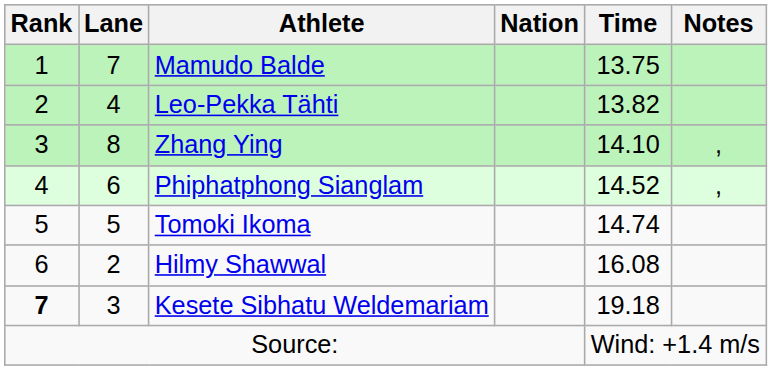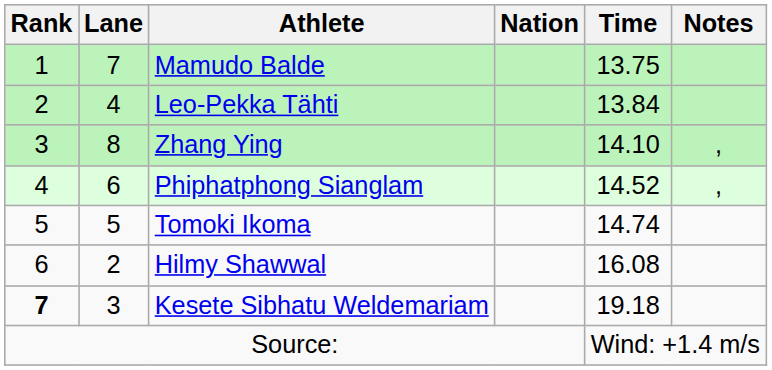(628, 104) 13.82 -> (628, 104) 13.84
